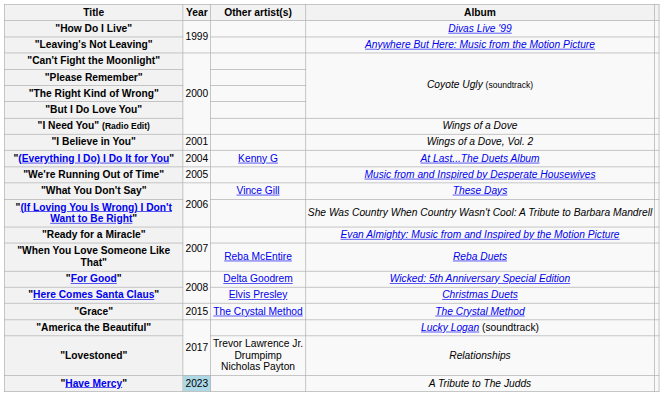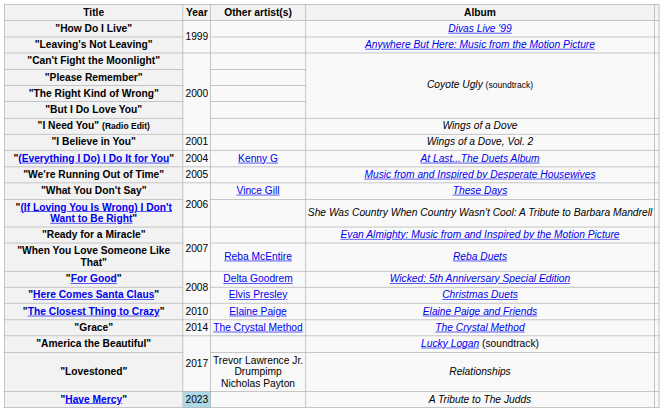+ row: (94, 311)
(197, 311) 2015 -> (197, 327) 2014
